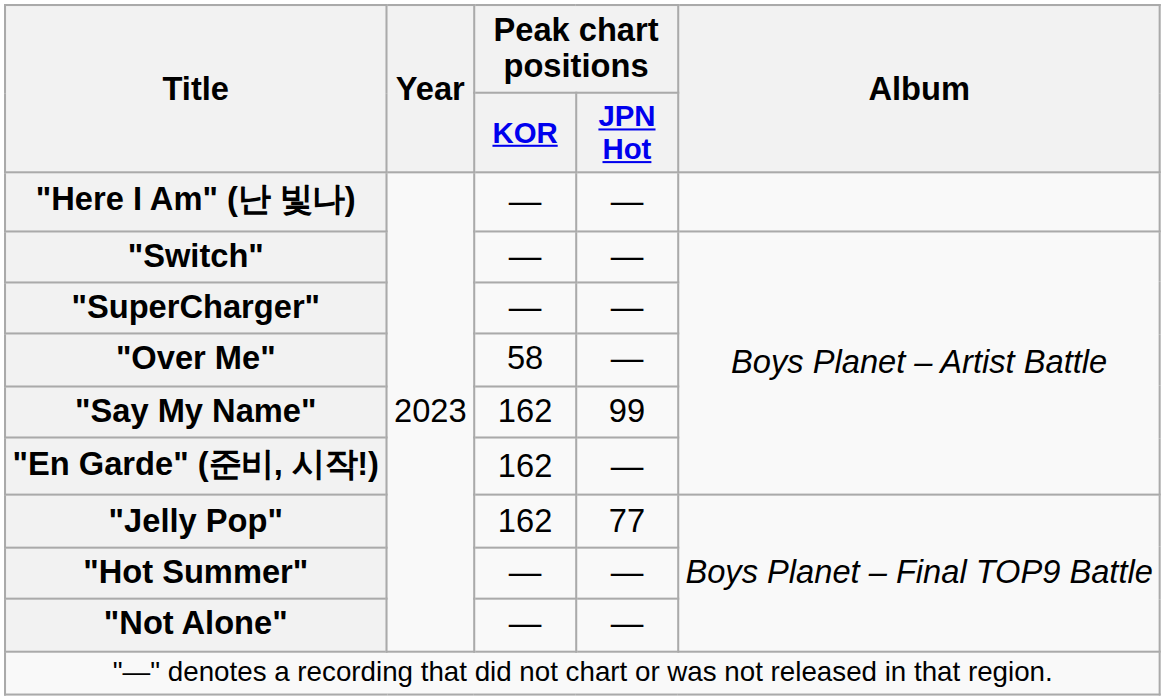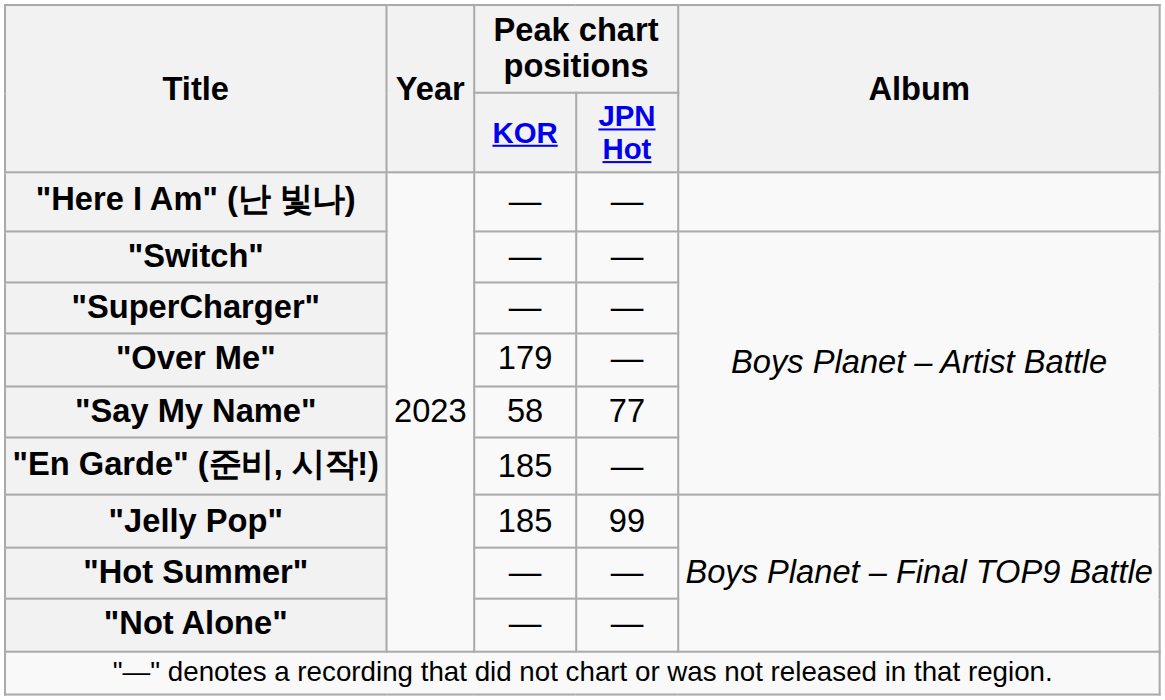(525, 359) 58 -> (525, 359) 179
(525, 411) 162 -> (525, 411) 58
(627, 411) 99 -> (627, 411) 77
(525, 465) 162 -> (525, 465) 185
(525, 520) 162 -> (525, 520) 185
(627, 520) 77 -> (627, 520) 99
